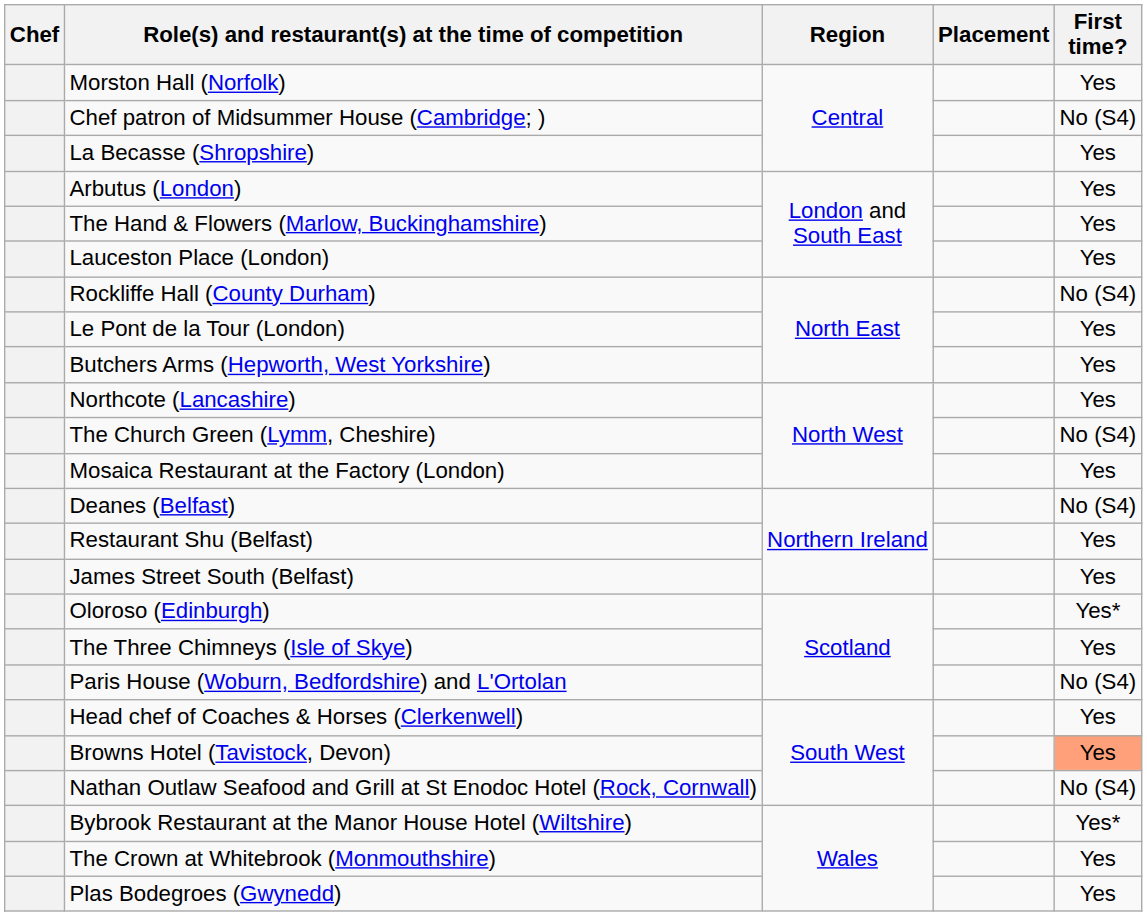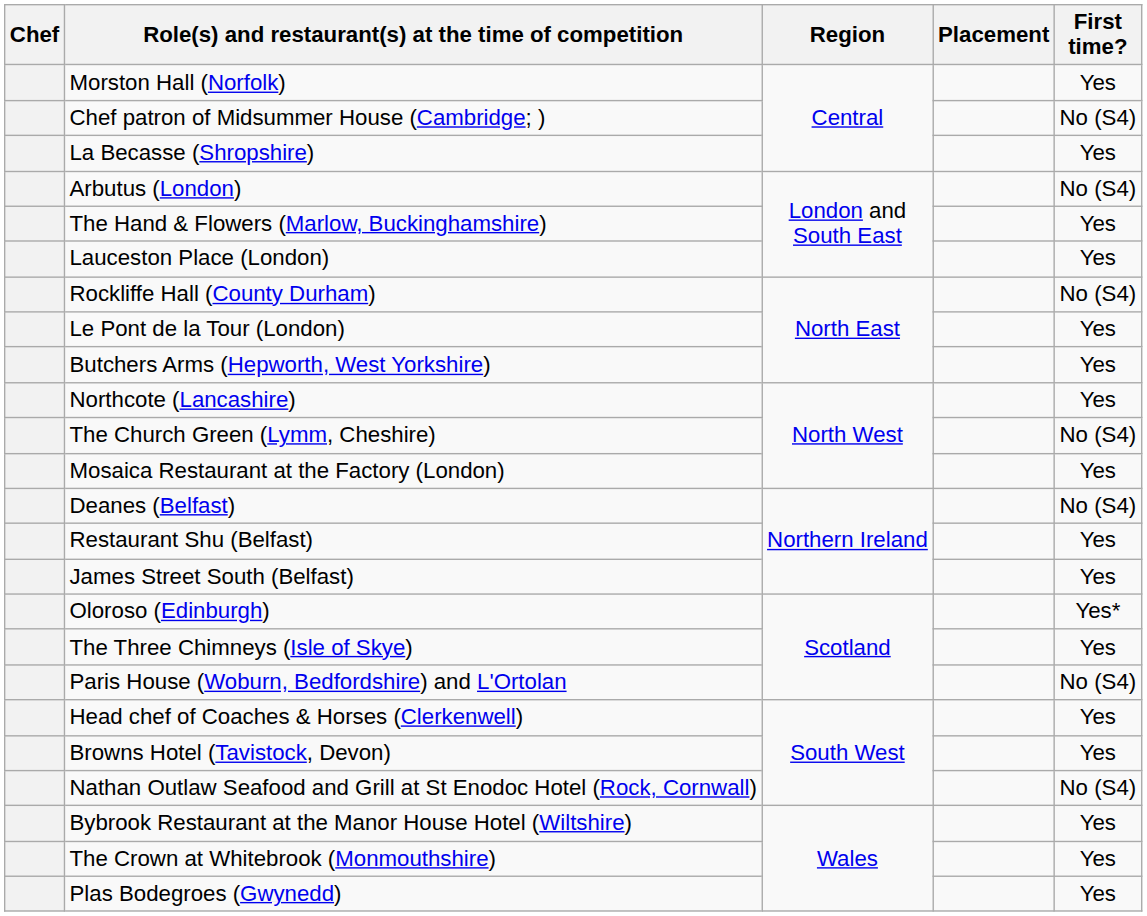(1098, 188) Yes -> (1098, 188) No (S4)
(1098, 752) lightsalmon background -> (1098, 752) no background
(1098, 823) Yes* -> (1098, 823) Yes
